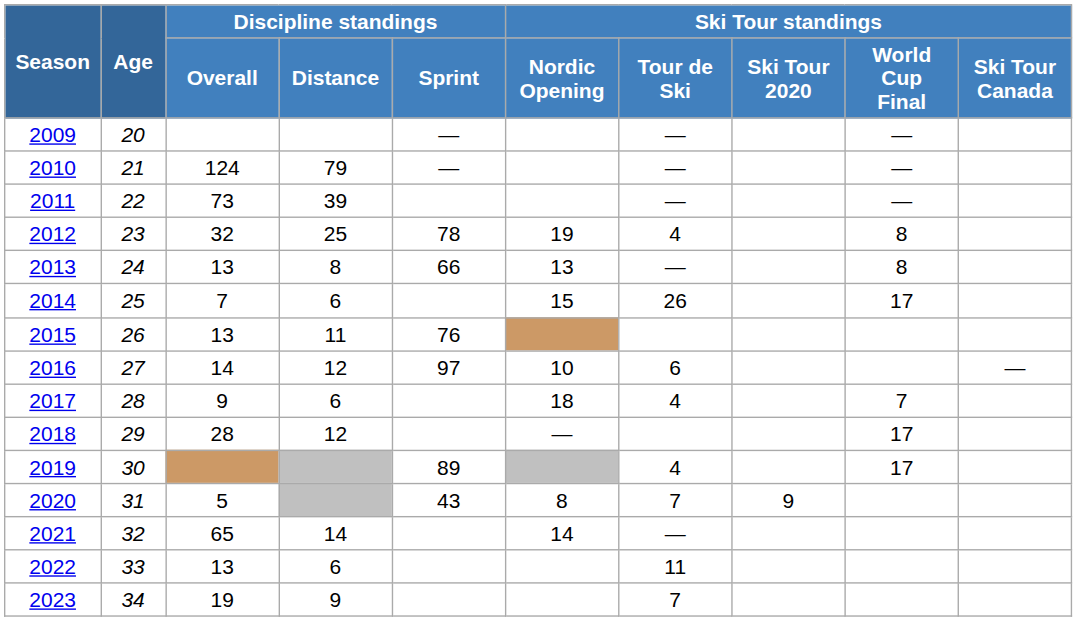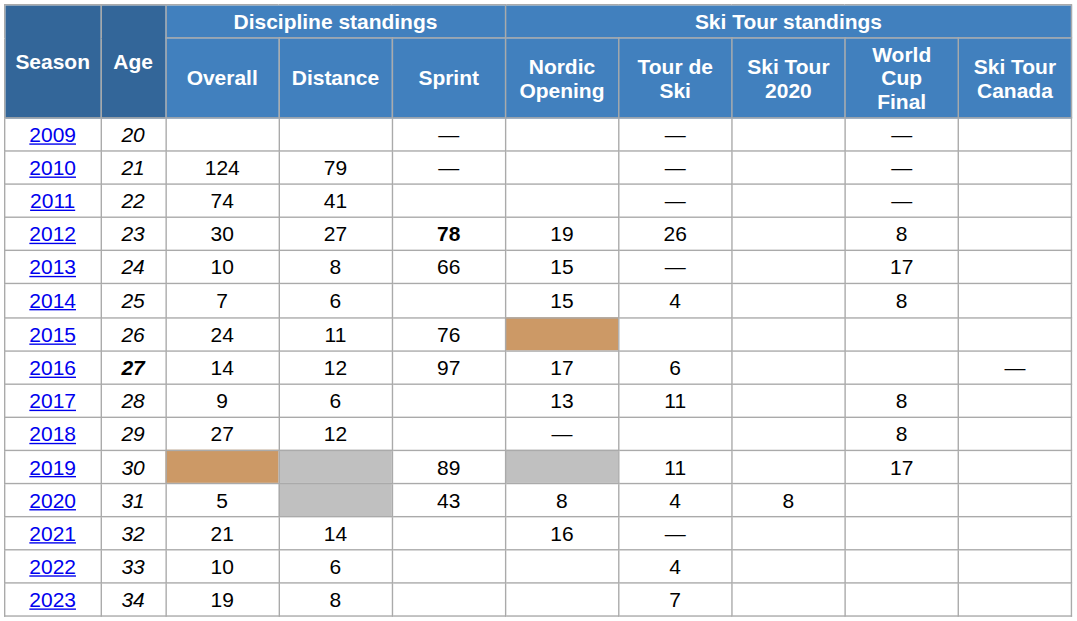(222, 201) 73 -> (222, 201) 74
(335, 201) 39 -> (335, 201) 41
(222, 234) 32 -> (222, 234) 30
(335, 234) 25 -> (335, 234) 27
(449, 234) normal -> (449, 234) bold
(675, 234) 4 -> (675, 234) 26
(222, 268) 13 -> (222, 268) 10
(562, 268) 13 -> (562, 268) 15
(902, 268) 8 -> (902, 268) 17
(675, 301) 26 -> (675, 301) 4
(902, 301) 17 -> (902, 301) 8
(222, 334) 13 -> (222, 334) 24
(133, 367) normal -> (133, 367) bold
(562, 367) 10 -> (562, 367) 17
(562, 400) 18 -> (562, 400) 13
(675, 400) 4 -> (675, 400) 11
(902, 400) 7 -> (902, 400) 8
(222, 434) 28 -> (222, 434) 27
(902, 434) 17 -> (902, 434) 8
(675, 467) 4 -> (675, 467) 11
(675, 500) 7 -> (675, 500) 4
(788, 500) 9 -> (788, 500) 8
(222, 533) 65 -> (222, 533) 21
(562, 533) 14 -> (562, 533) 16
(222, 566) 13 -> (222, 566) 10
(675, 566) 11 -> (675, 566) 4
(335, 600) 9 -> (335, 600) 8
